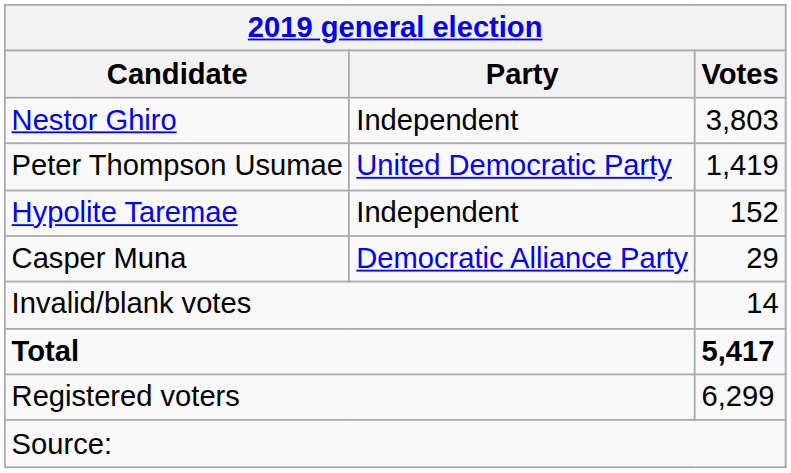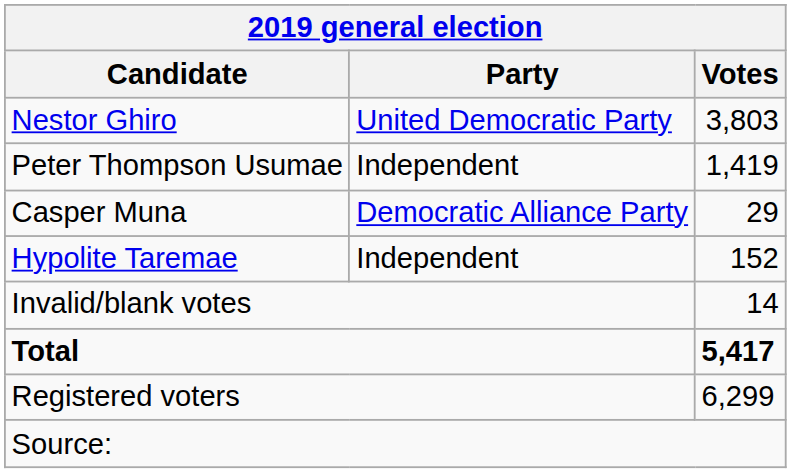(437, 119) Independent -> (514, 119) United Democratic Party
(514, 166) United Democratic Party -> (437, 166) Independent
rows swapped: (125, 212) <-> (99, 258)
